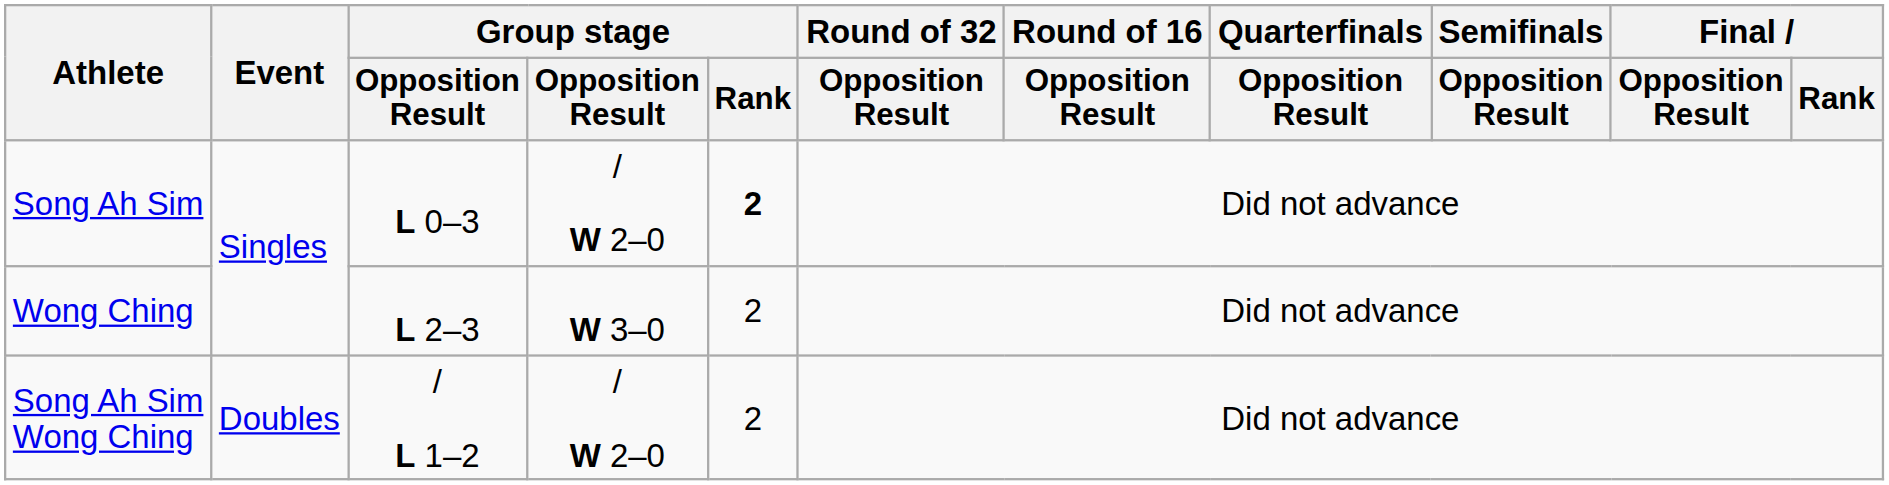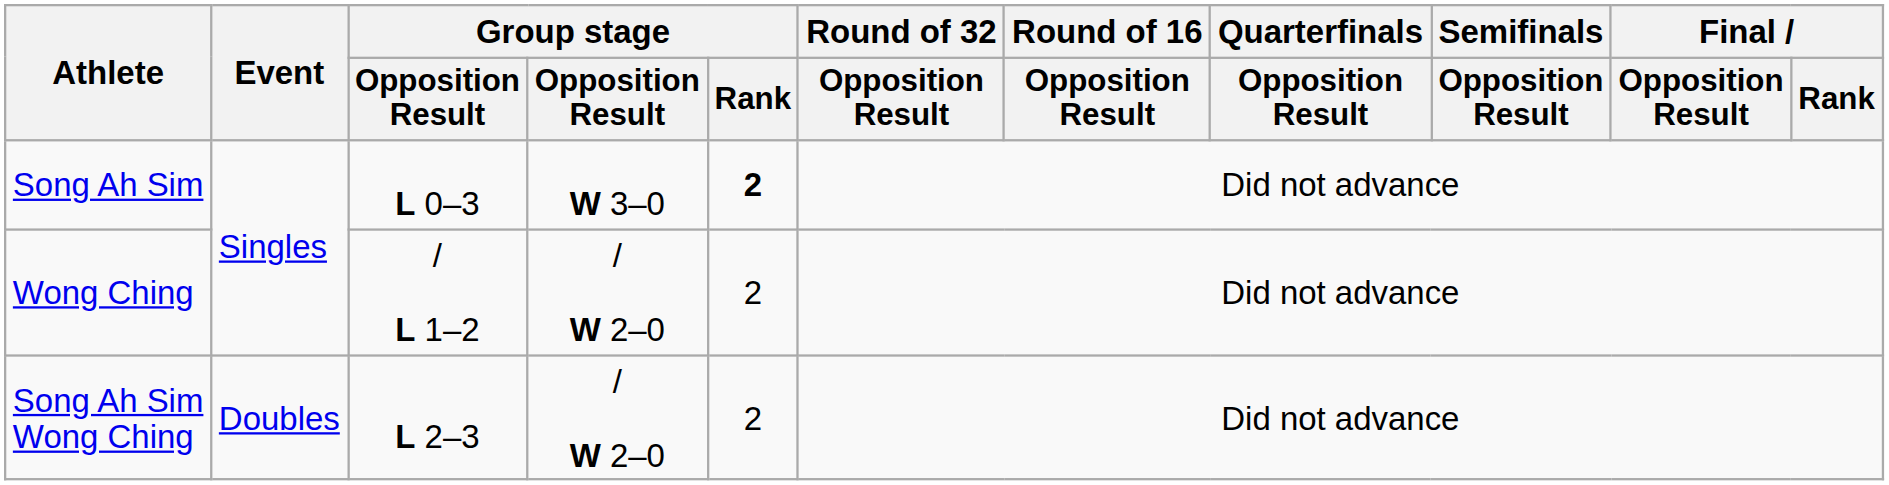(617, 204) / W 2–0 -> (617, 204) W 3–0
(437, 329) L 2–3 -> (437, 293) / L 1–2
(617, 329) W 3–0 -> (617, 293) / W 2–0
(437, 418) / L 1–2 -> (437, 436) L 2–3
